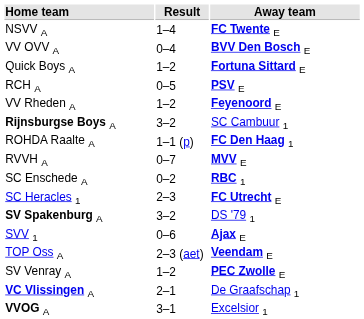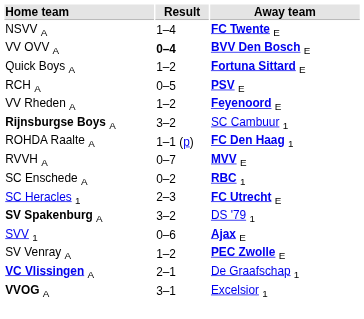(166, 48) normal -> (166, 48) bold
- row: (34, 254)
